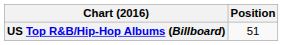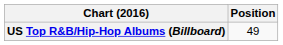(253, 31) 51 -> (253, 31) 49
